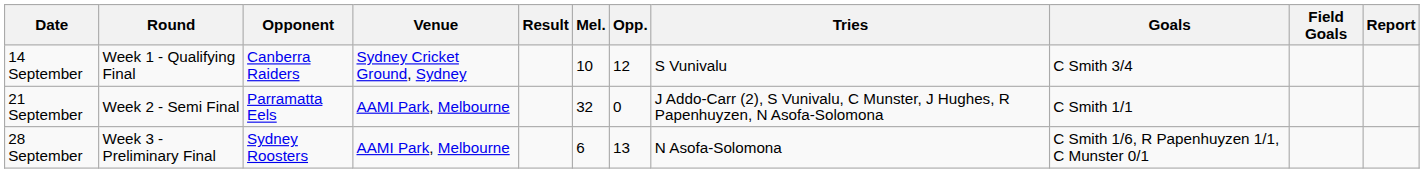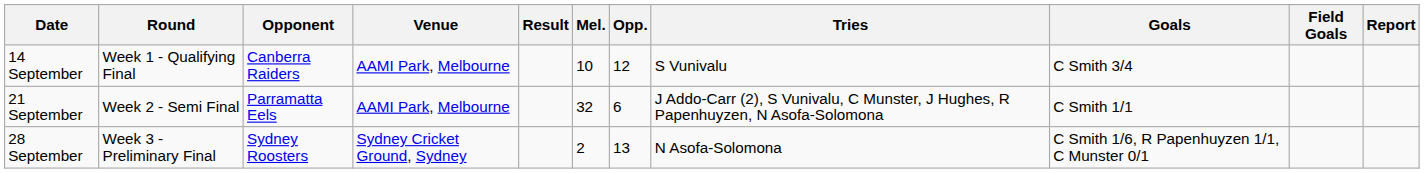(412, 65) Sydney Cricket Ground, Sydney -> (433, 65) AAMI Park, Melbourne
(617, 106) 0 -> (617, 106) 6
(433, 147) AAMI Park, Melbourne -> (412, 147) Sydney Cricket Ground, Sydney
(580, 147) 6 -> (580, 147) 2
